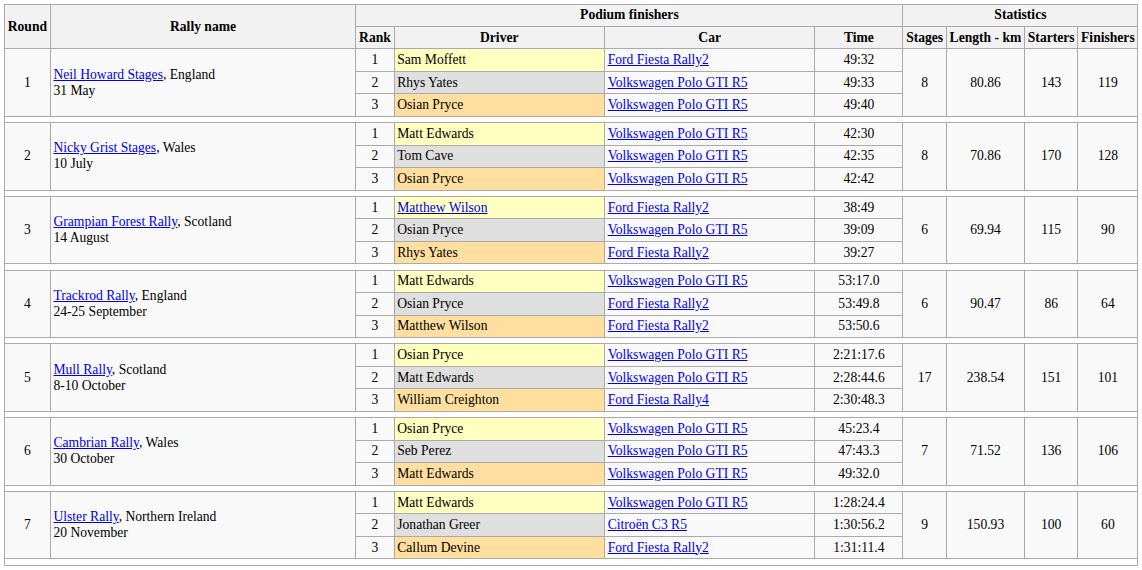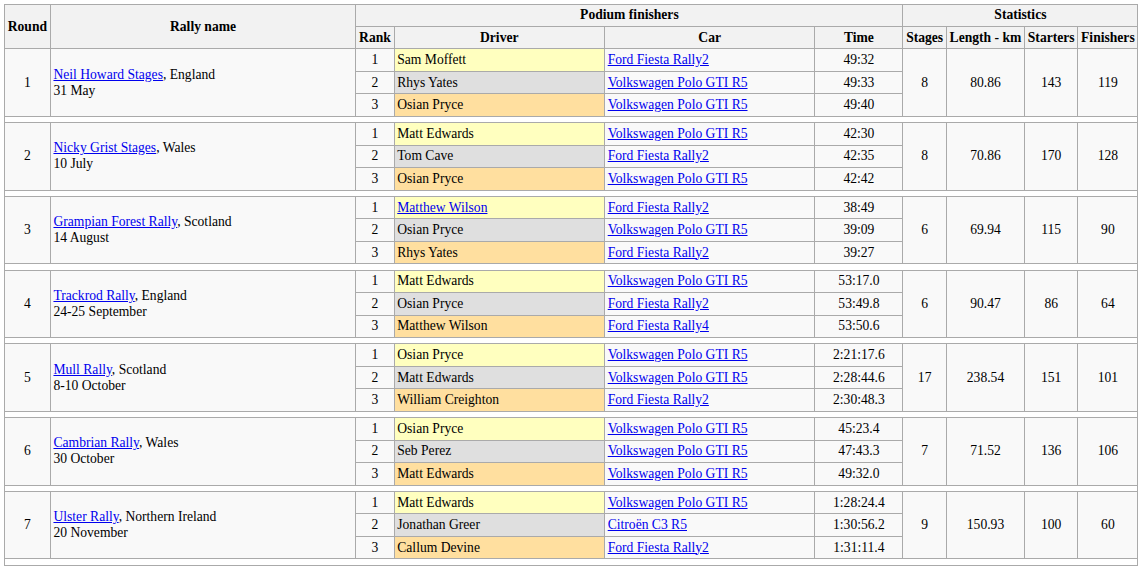(678, 156) Volkswagen Polo GTI R5 -> (658, 156) Ford Fiesta Rally2
(658, 326) Ford Fiesta Rally2 -> (658, 326) Ford Fiesta Rally4
(658, 400) Ford Fiesta Rally4 -> (658, 400) Ford Fiesta Rally2
